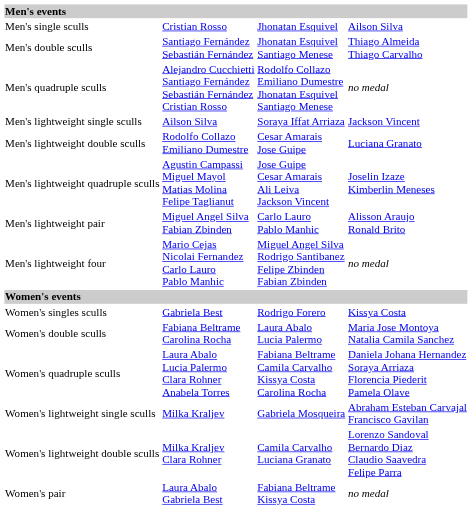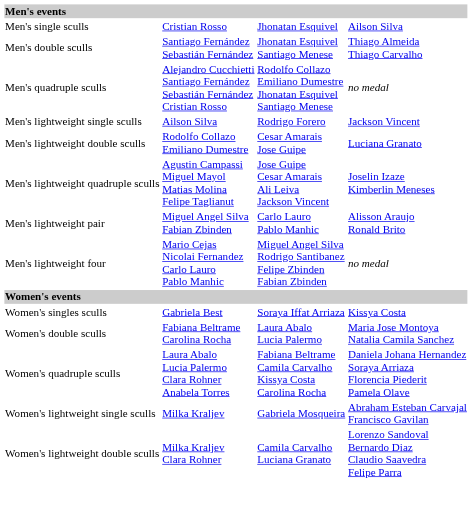(301, 121) Soraya Iffat Arriaza -> (291, 121) Rodrigo Forero
(291, 312) Rodrigo Forero -> (301, 312) Soraya Iffat Arriaza
- row: (35, 493)
